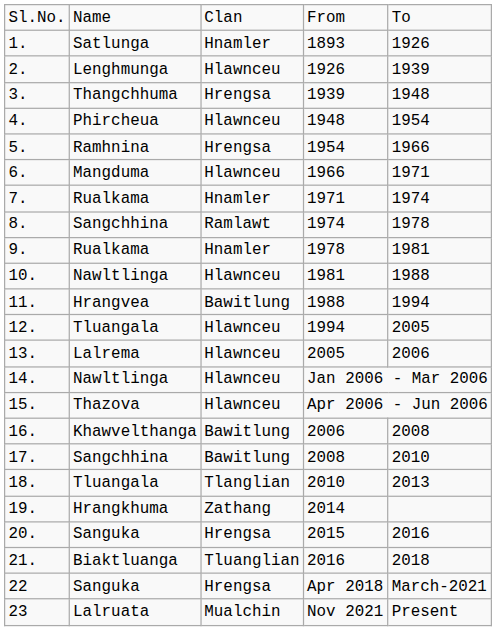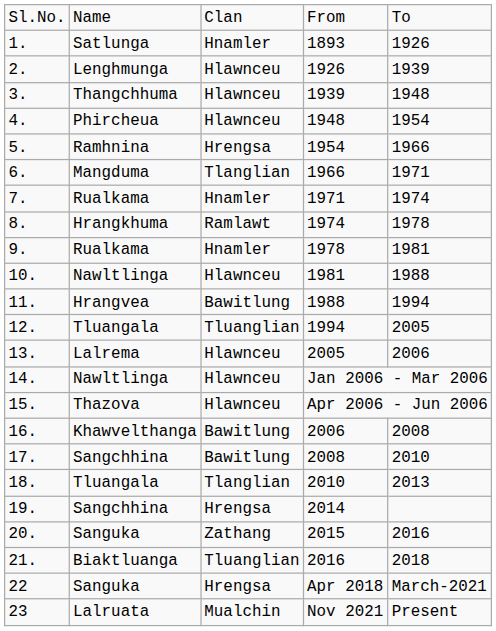(238, 95) Hrengsa -> (242, 95) Hlawnceu
(242, 173) Hlawnceu -> (247, 173) Tlanglian
(121, 224) Sangchhina -> (121, 224) Hrangkhuma
(242, 328) Hlawnceu -> (252, 328) Tluanglian
(121, 509) Hrangkhuma -> (121, 509) Sangchhina
(238, 509) Zathang -> (238, 509) Hrengsa
(238, 535) Hrengsa -> (238, 535) Zathang
